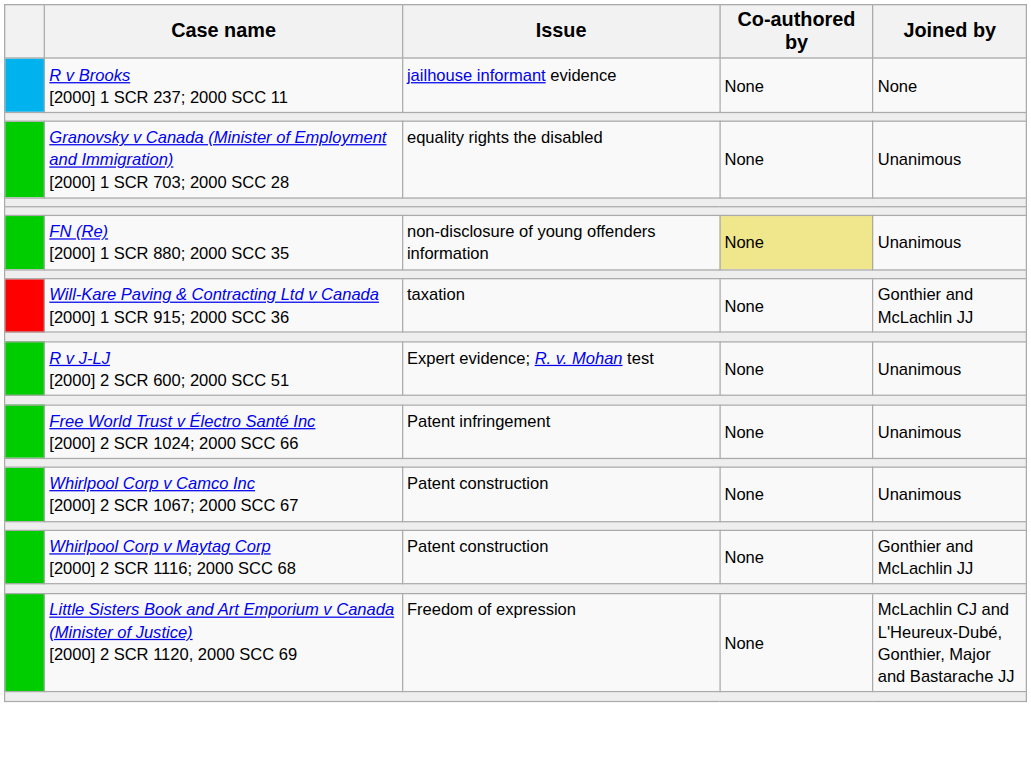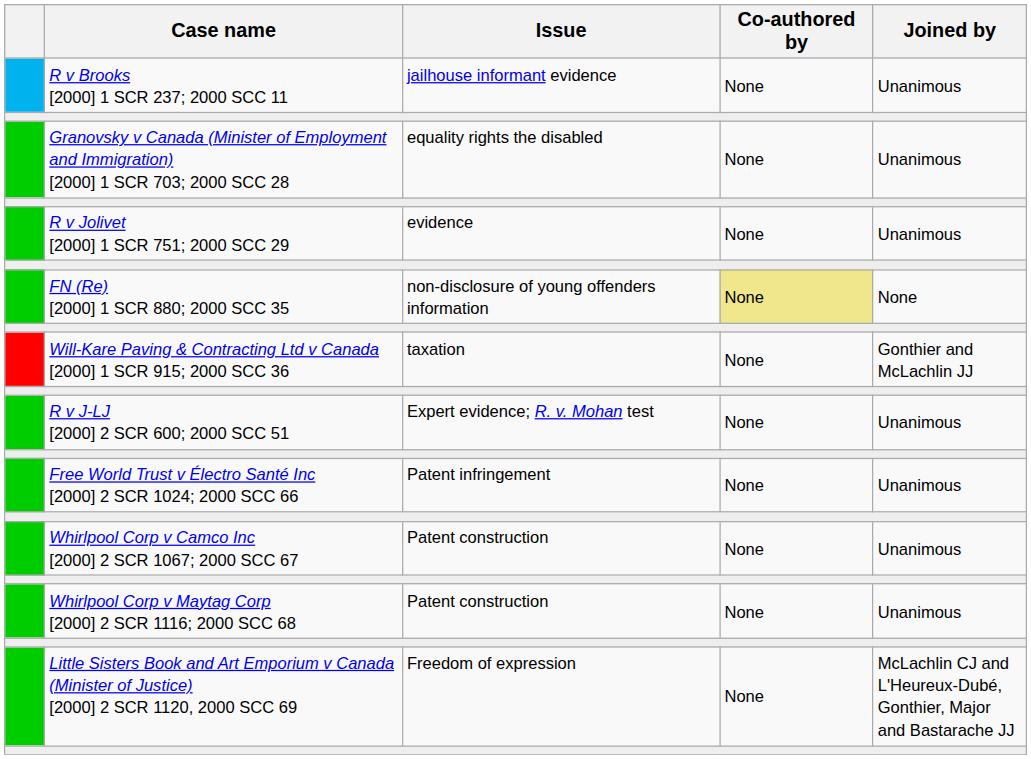(897, 86) None -> (919, 86) Unanimous
+ row: (169, 234)
(919, 243) Unanimous -> (897, 297) None
(925, 558) Gonthier and McLachlin JJ -> (919, 612) Unanimous
